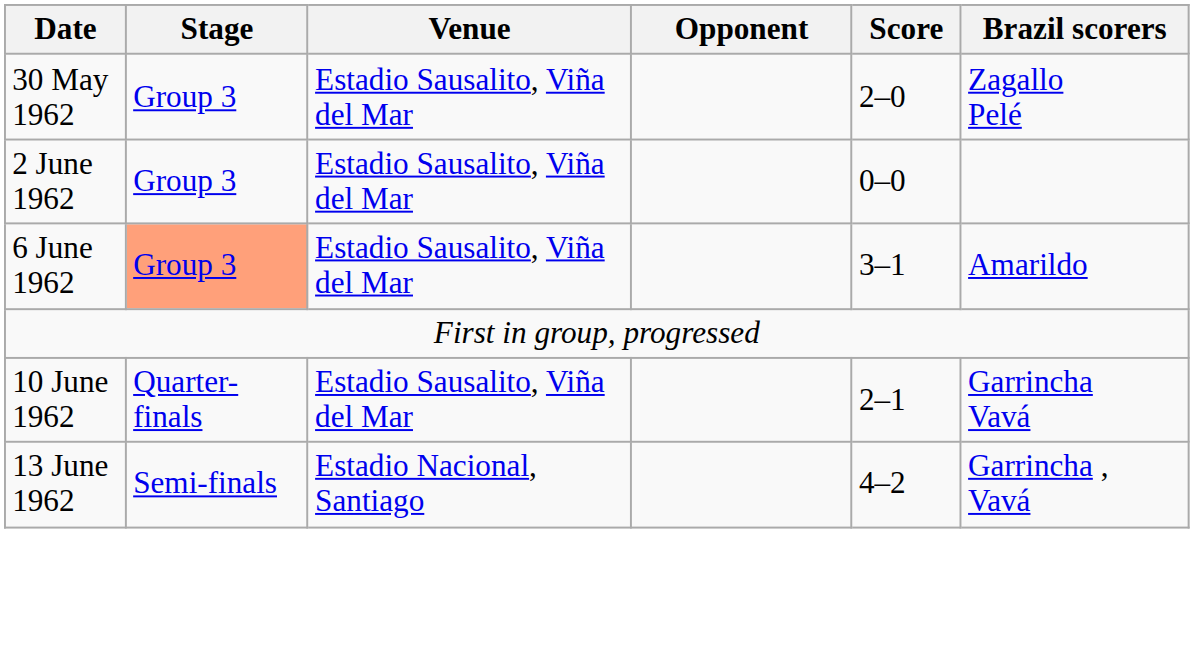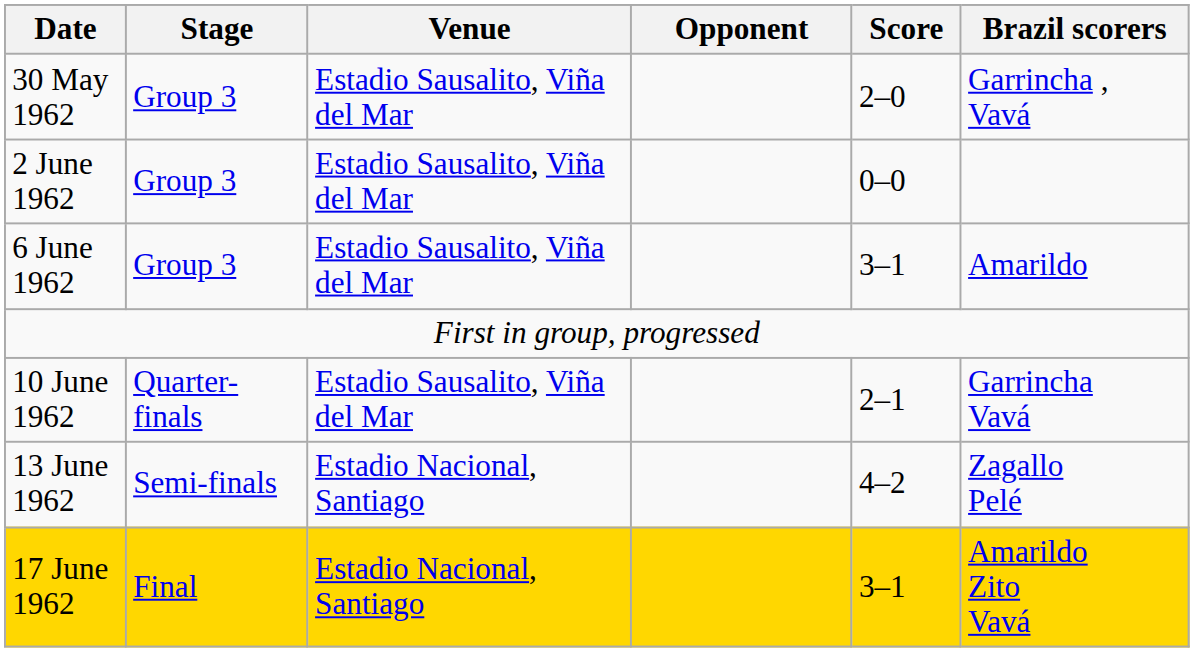(1016, 96) Zagallo Pelé -> (1038, 96) Garrincha , Vavá
(185, 265) lightsalmon background -> (185, 265) no background
(1038, 484) Garrincha , Vavá -> (1016, 484) Zagallo Pelé
+ row: (60, 586)
